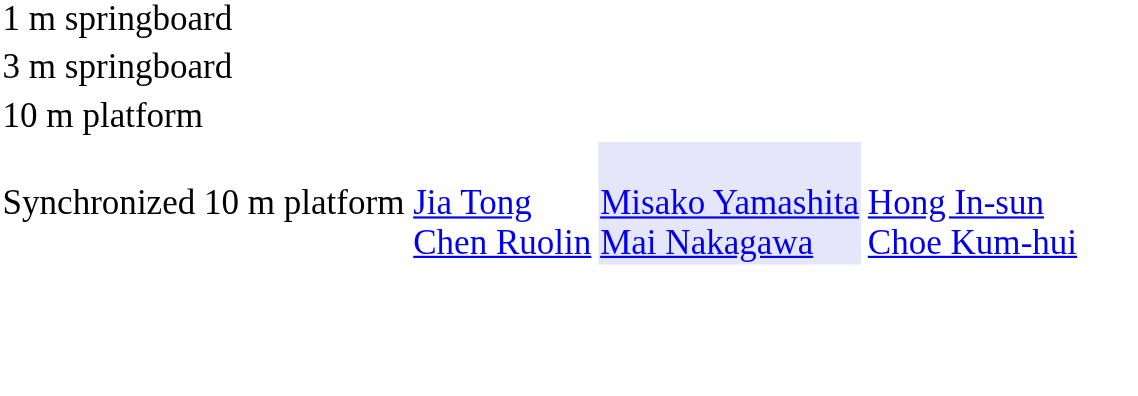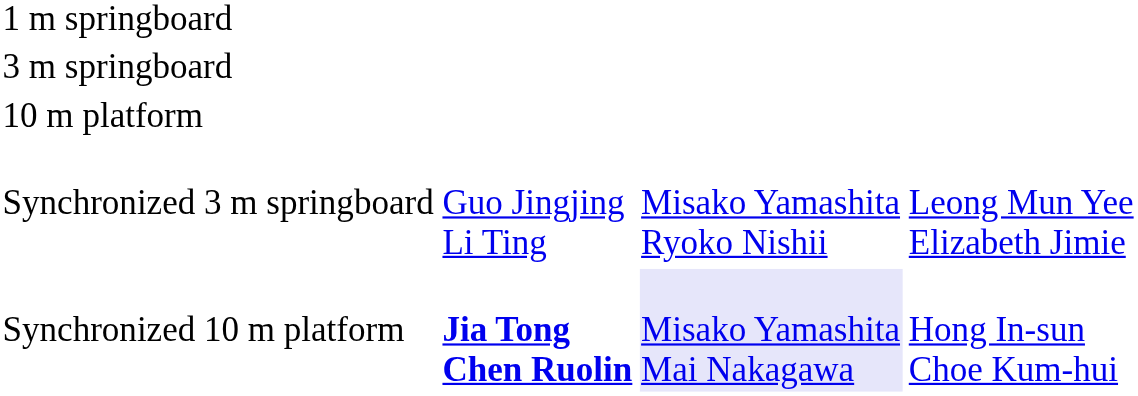+ row: (218, 202)
(502, 222) normal -> (537, 349) bold
